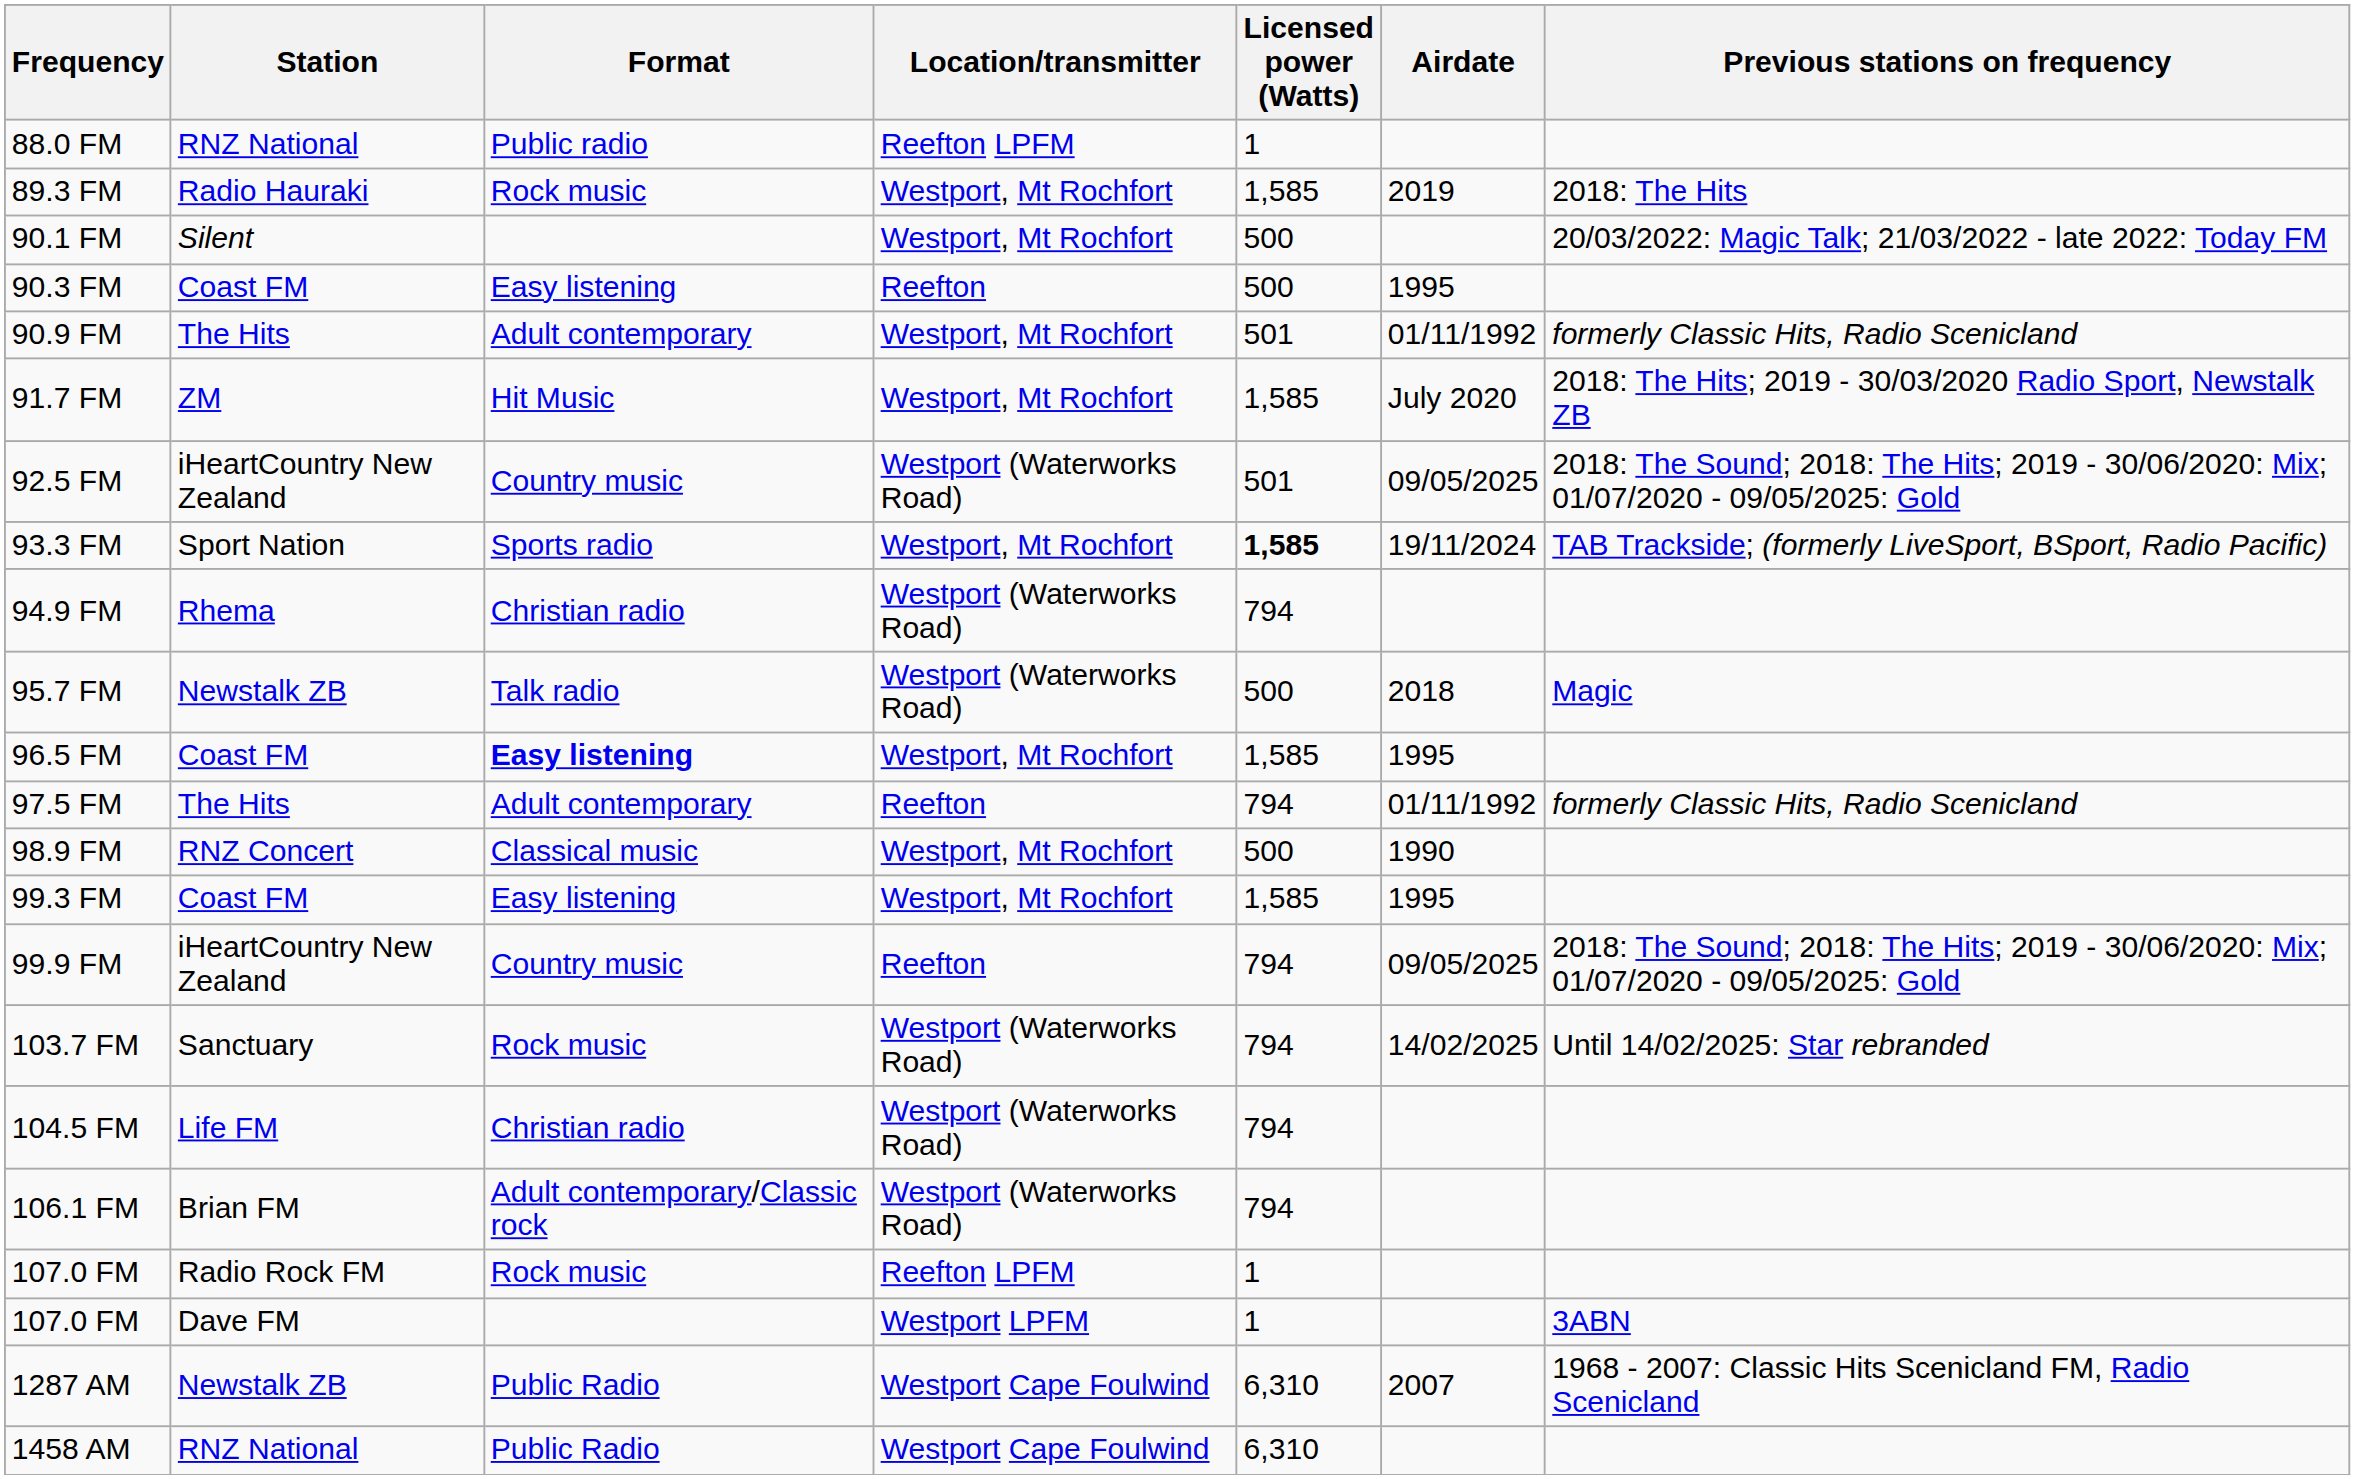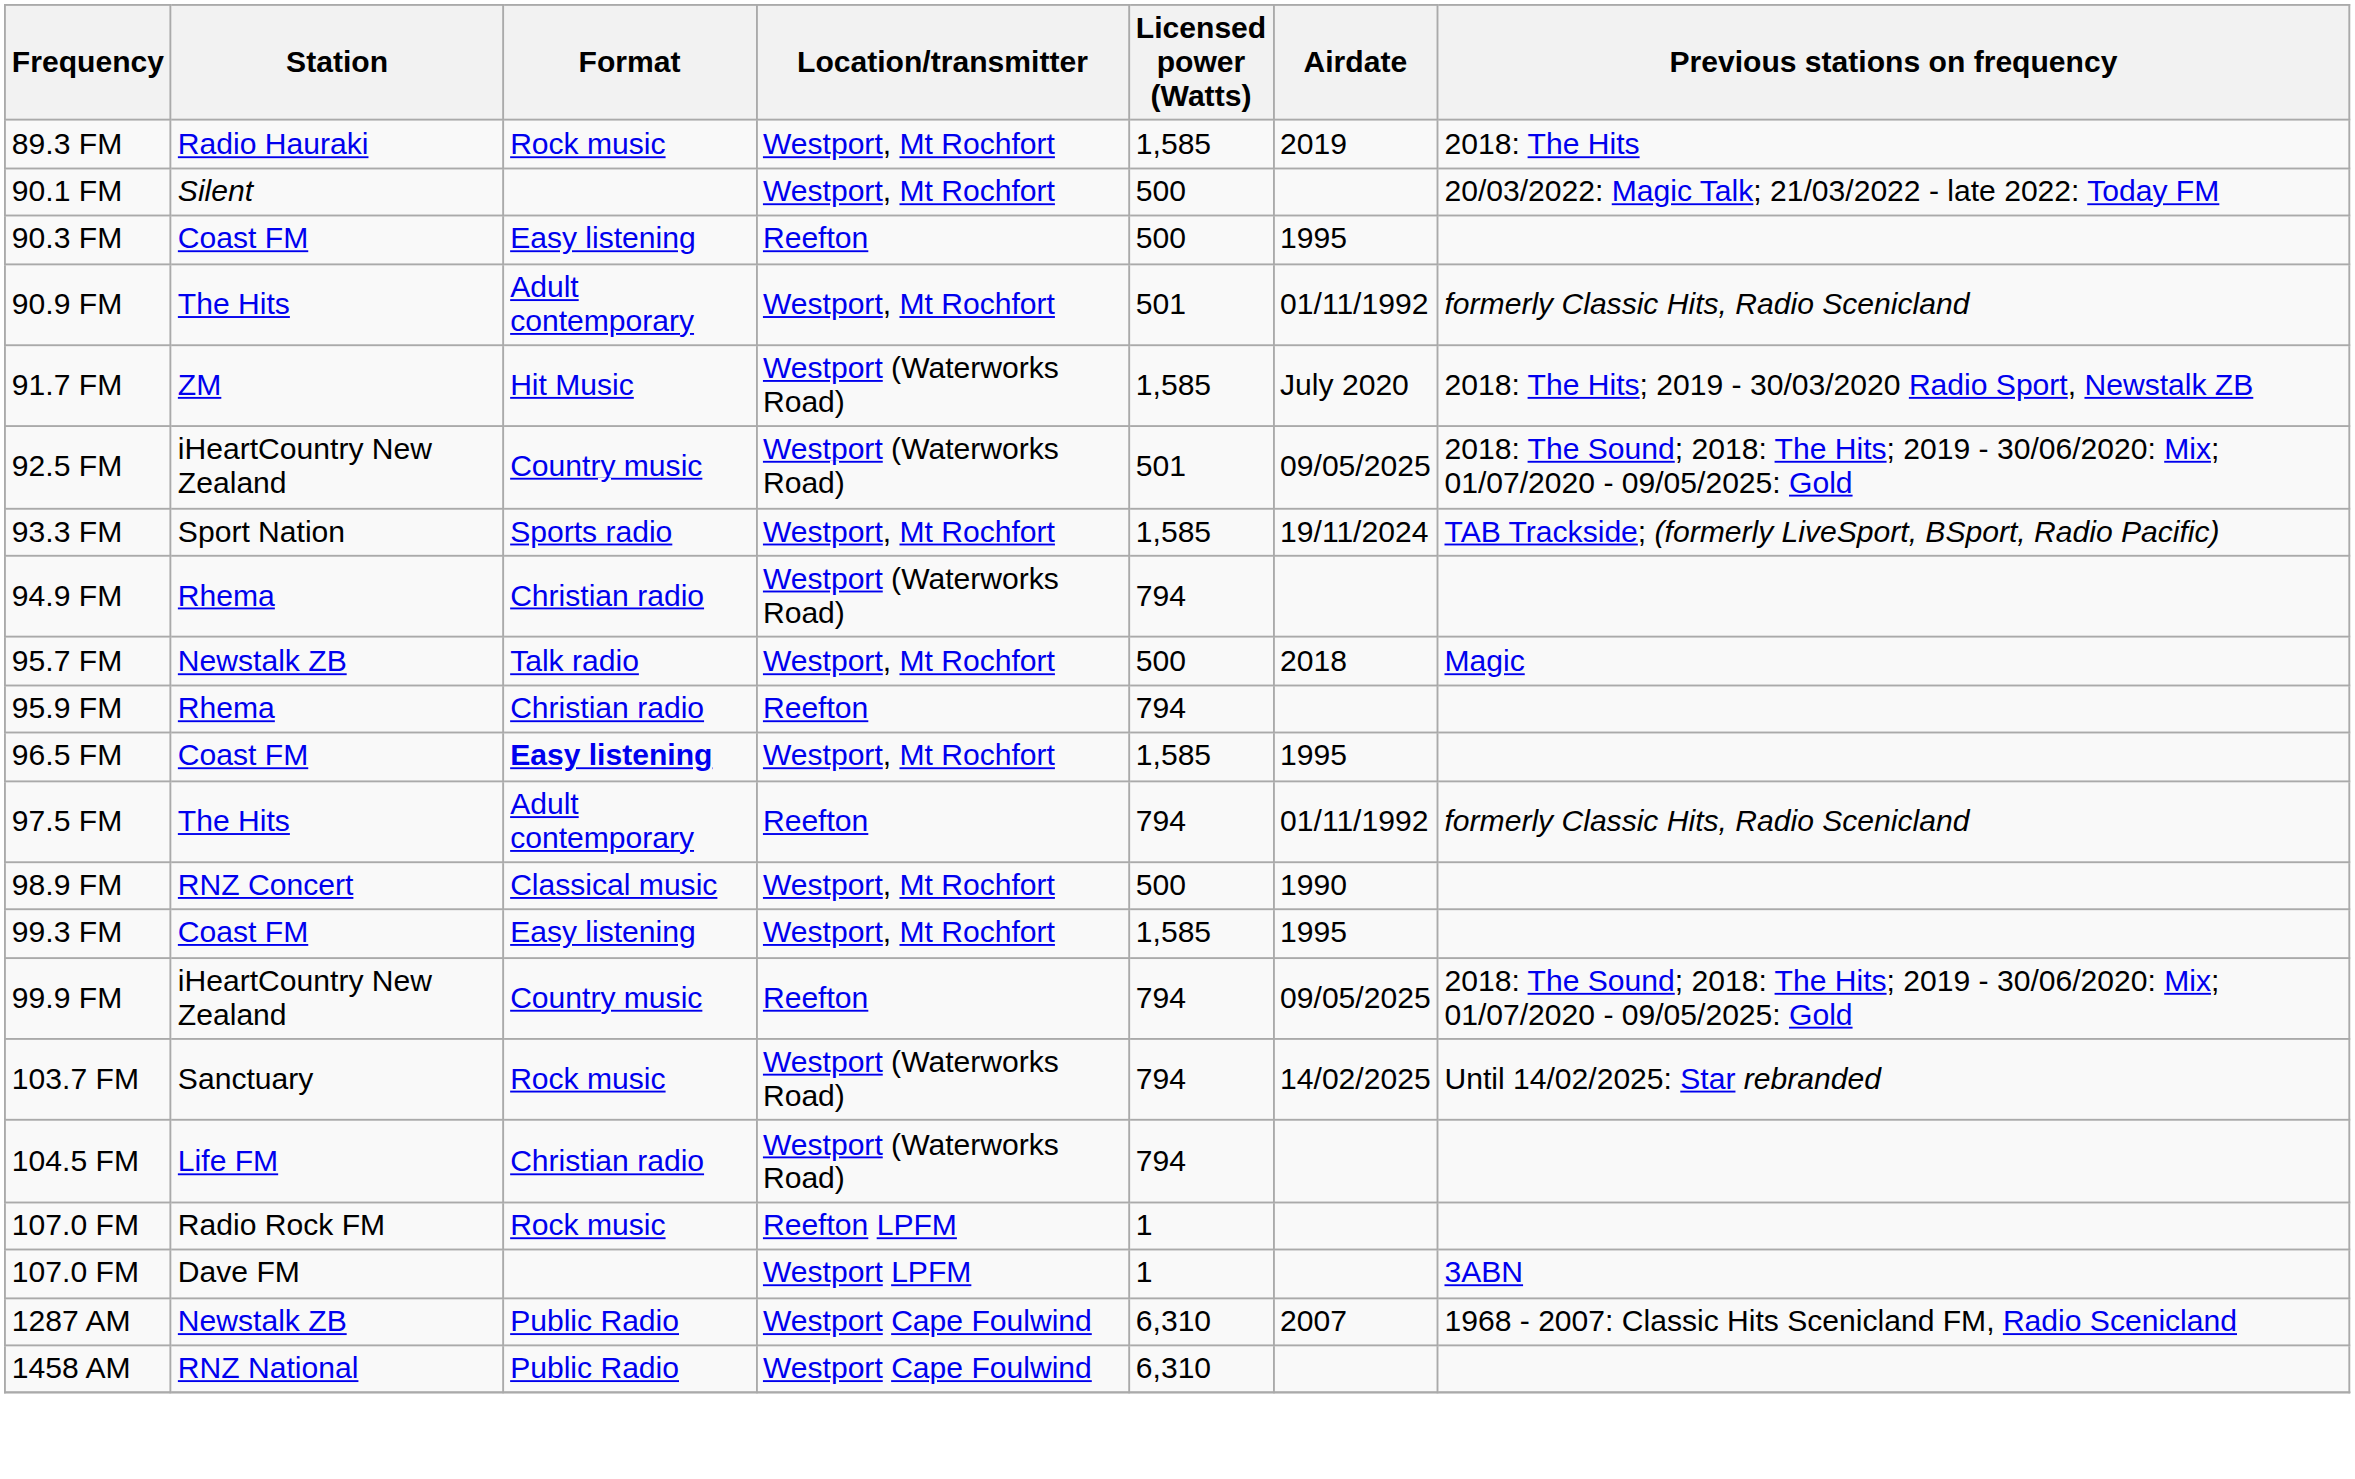- row: (67, 143)
(1027, 399) Westport, Mt Rochfort -> (911, 385) Westport (Waterworks Road)
(1281, 545) bold -> (1173, 531) normal
(1029, 691) Westport (Waterworks Road) -> (909, 660) Westport, Mt Rochfort
+ row: (67, 708)
- row: (75, 1208)
